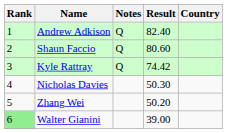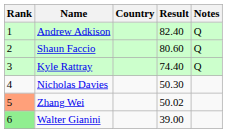columns swapped: (200, 13) <-> (128, 13)
(158, 66) 74.42 -> (172, 66) 74.40
(10, 102) no background -> (10, 102) lightsalmon background
(158, 102) 50.20 -> (172, 102) 50.02
